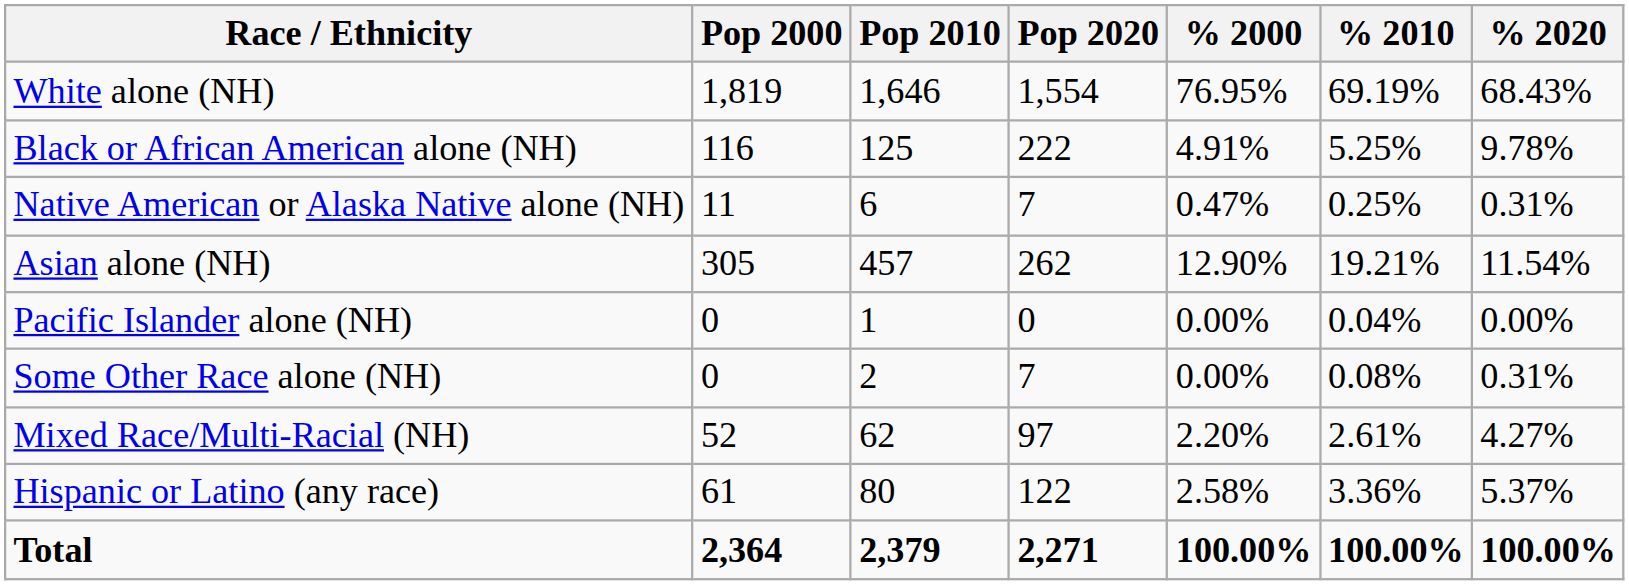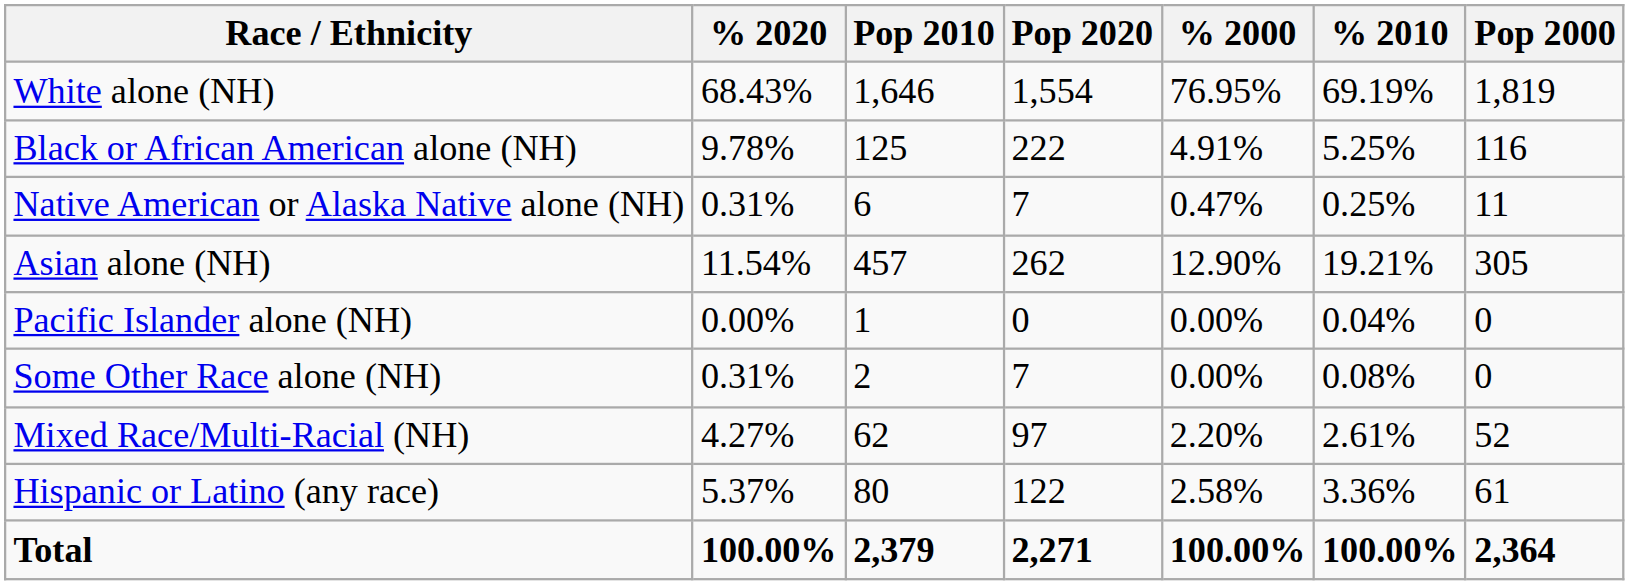columns swapped: (772, 33) <-> (1548, 33)
